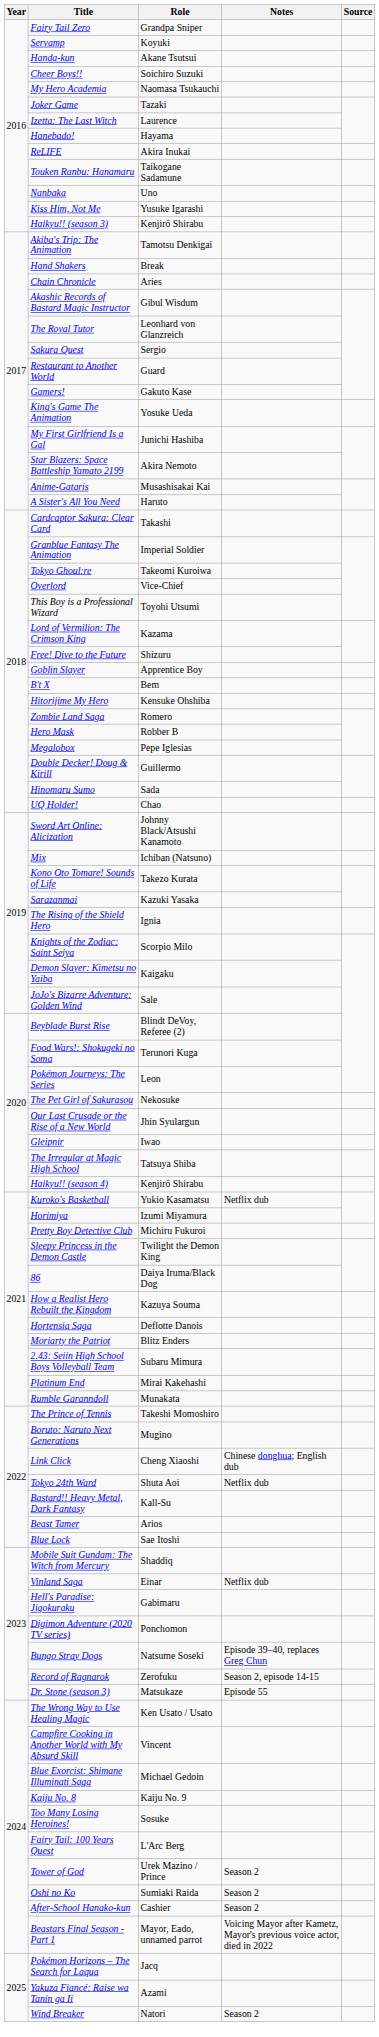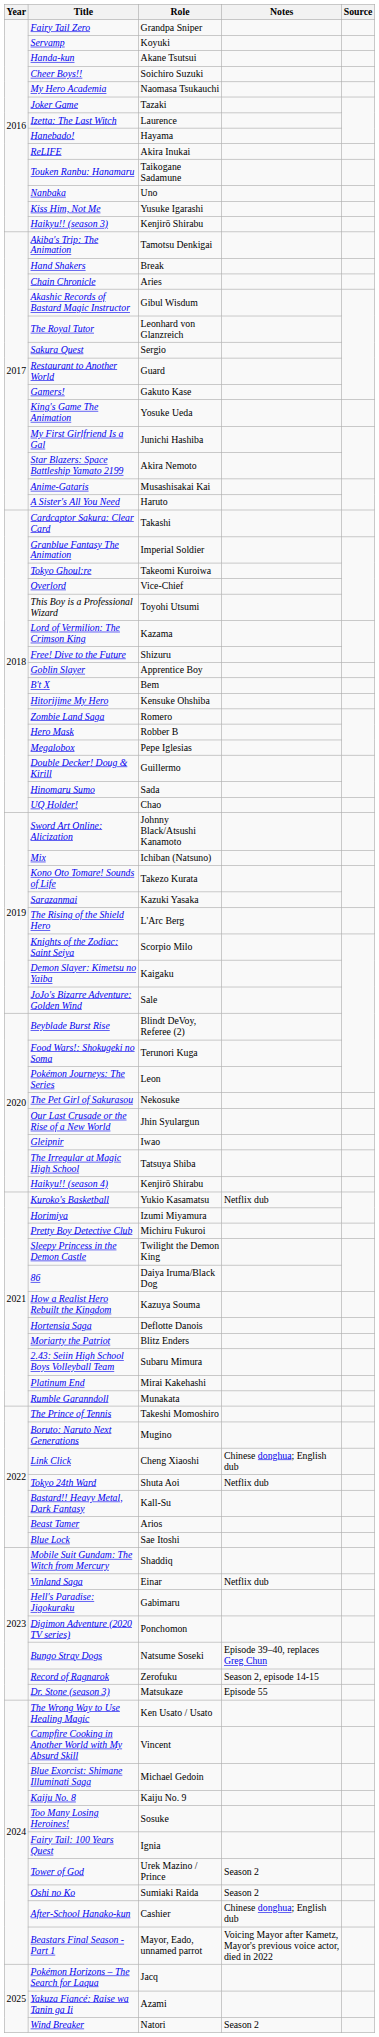(151, 920) Ignia -> (162, 920) L'Arc Berg
(162, 1845) L'Arc Berg -> (151, 1845) Ignia
(241, 1908) Season 2 -> (275, 1913) Chinese donghua; English dub
